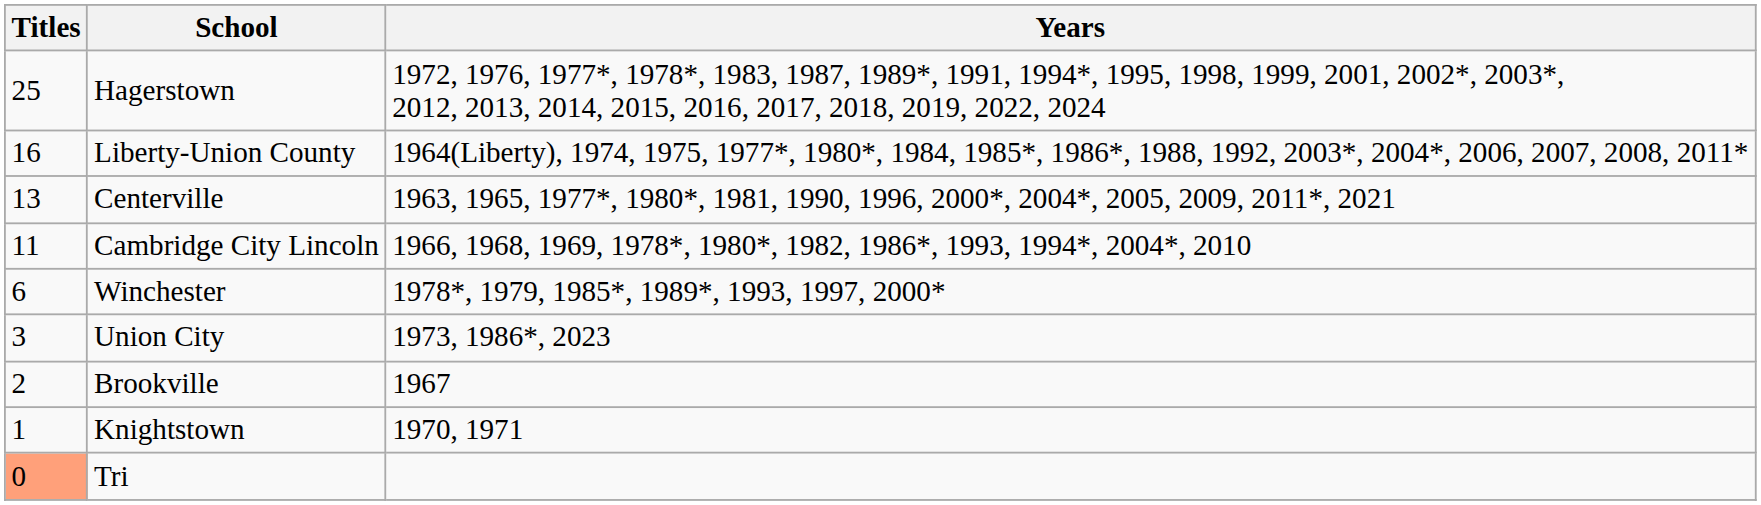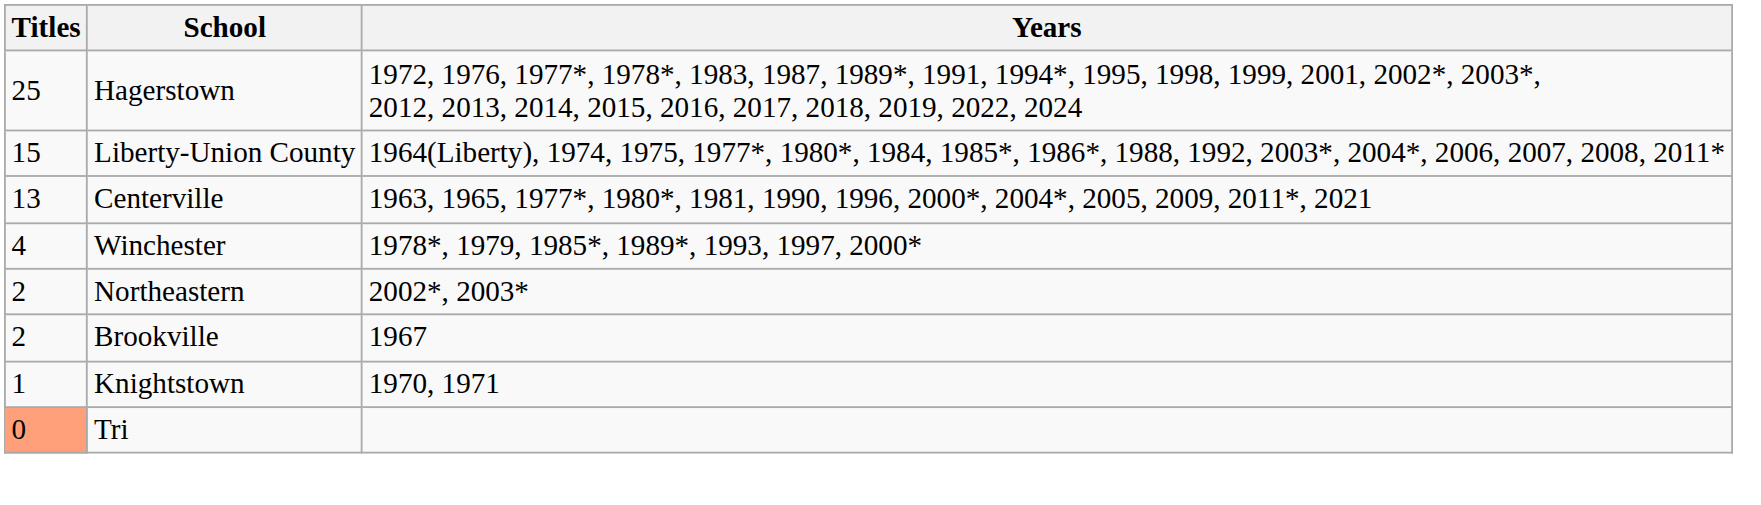(26, 152) 16 -> (26, 152) 15
- row: (236, 245)
(19, 291) 6 -> (19, 245) 4
- row: (159, 337)
+ row: (169, 291)
